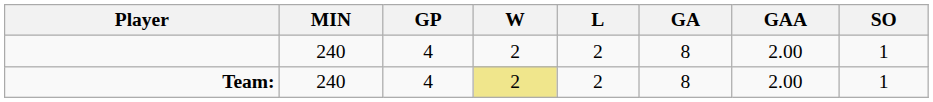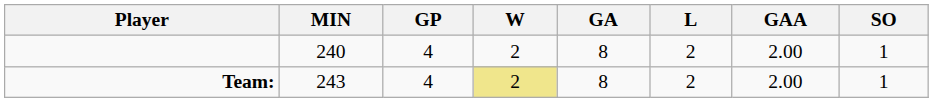columns swapped: (598, 19) <-> (685, 19)
(331, 81) 240 -> (331, 81) 243
